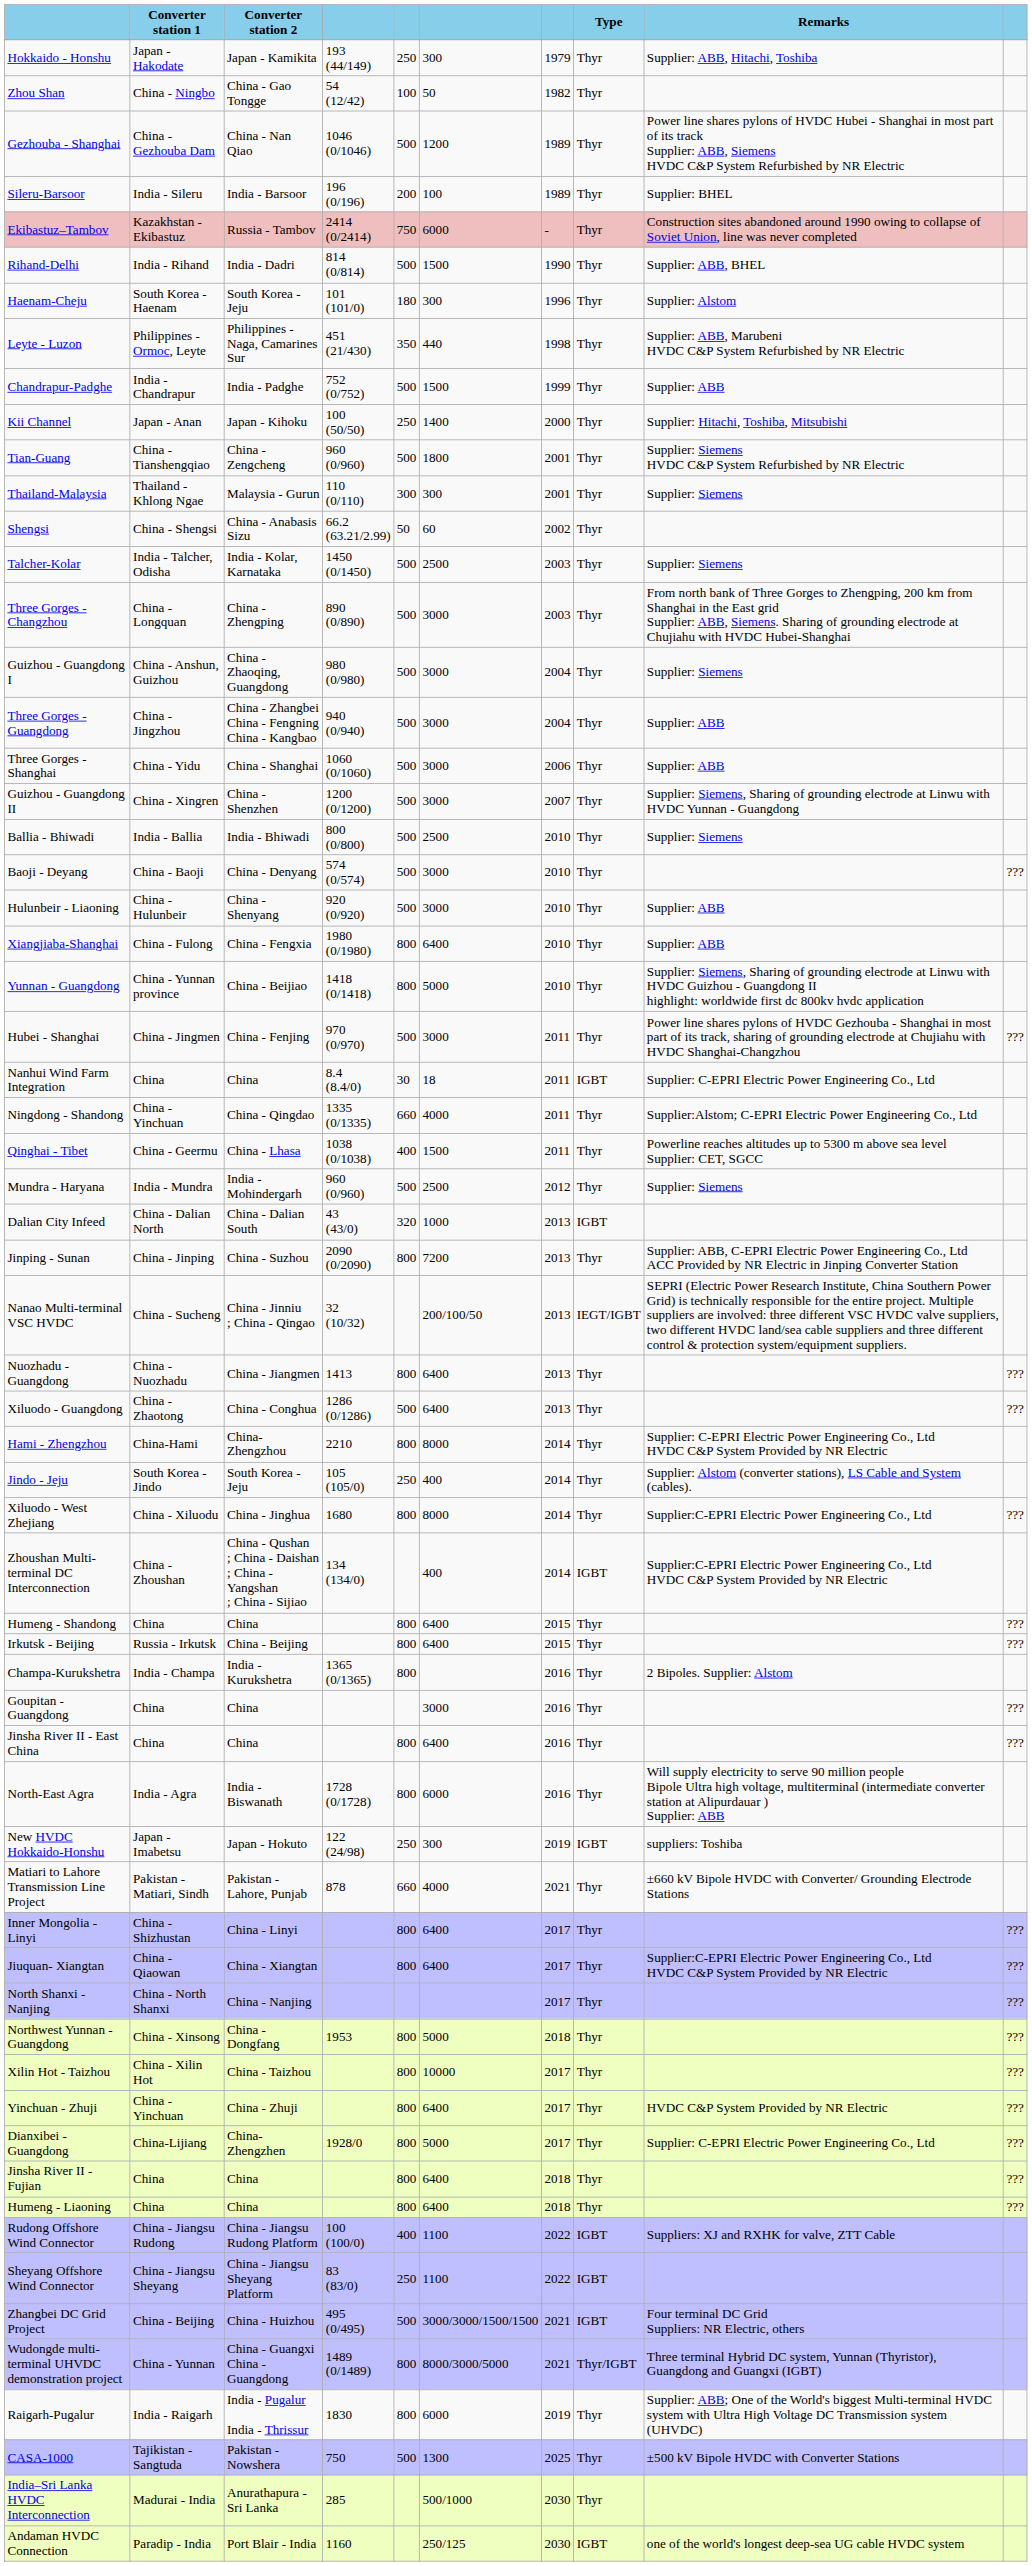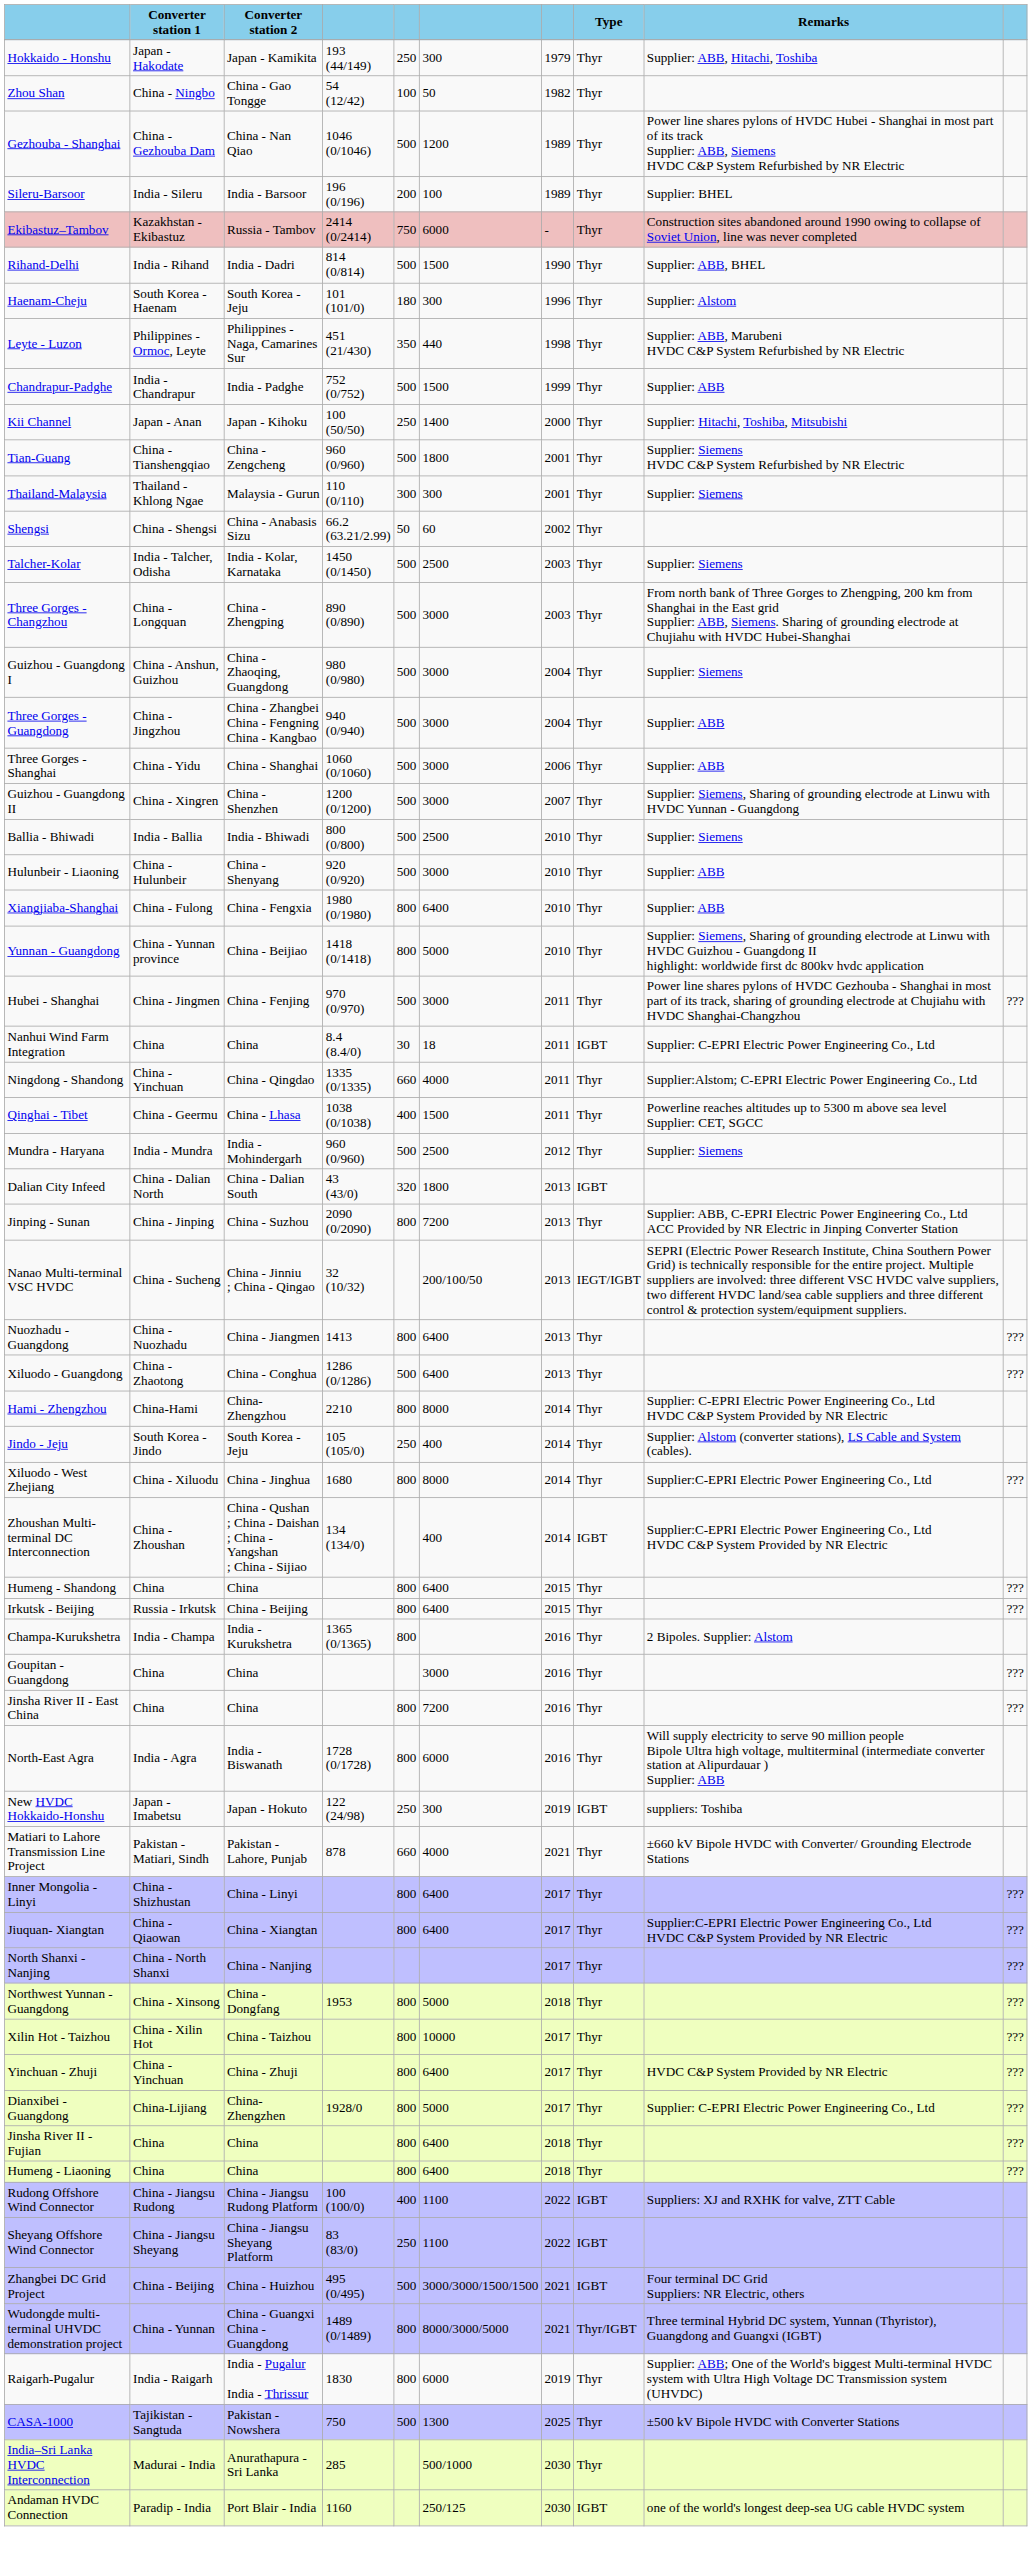- row: (48, 872)
(436, 1222) 1000 -> (436, 1186) 1800
(436, 1743) 6400 -> (436, 1707) 7200
